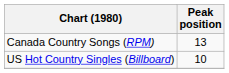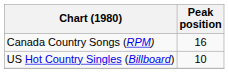(201, 42) 13 -> (201, 42) 16
